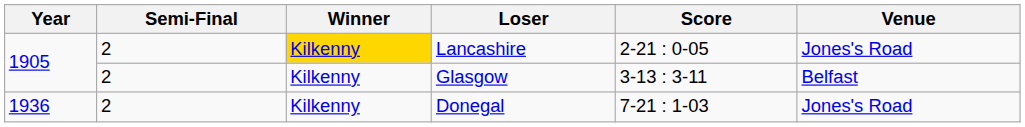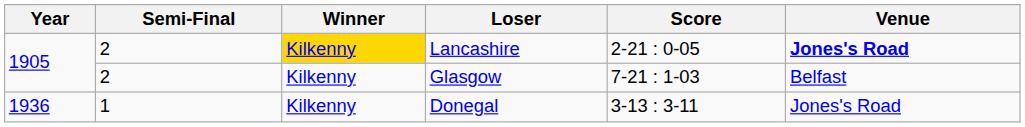(857, 48) normal -> (849, 48) bold
(663, 77) 3-13 : 3-11 -> (655, 77) 7-21 : 1-03
(106, 106) 2 -> (105, 106) 1
(664, 106) 7-21 : 1-03 -> (655, 106) 3-13 : 3-11
